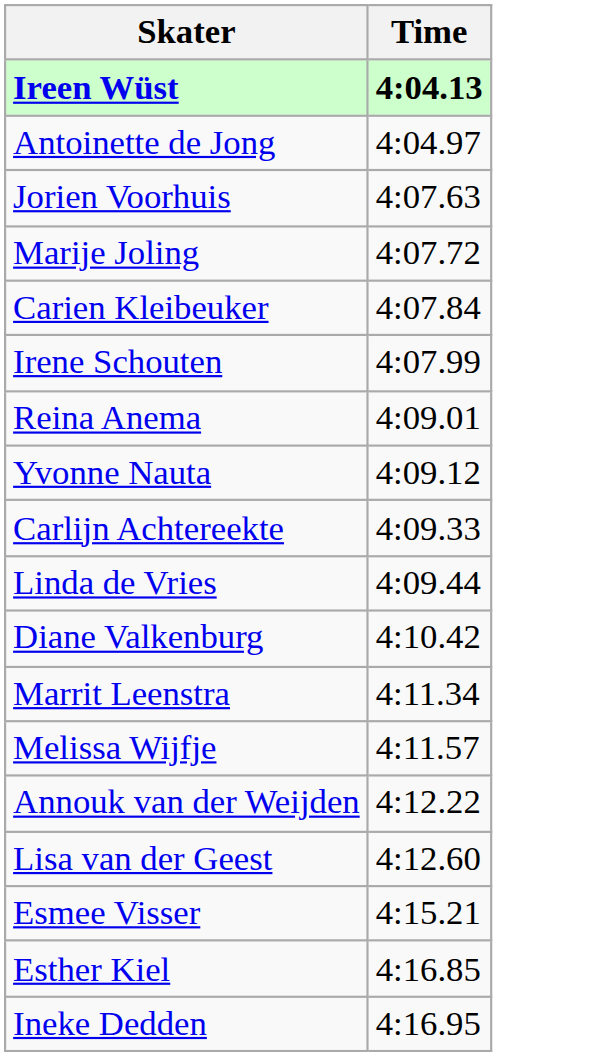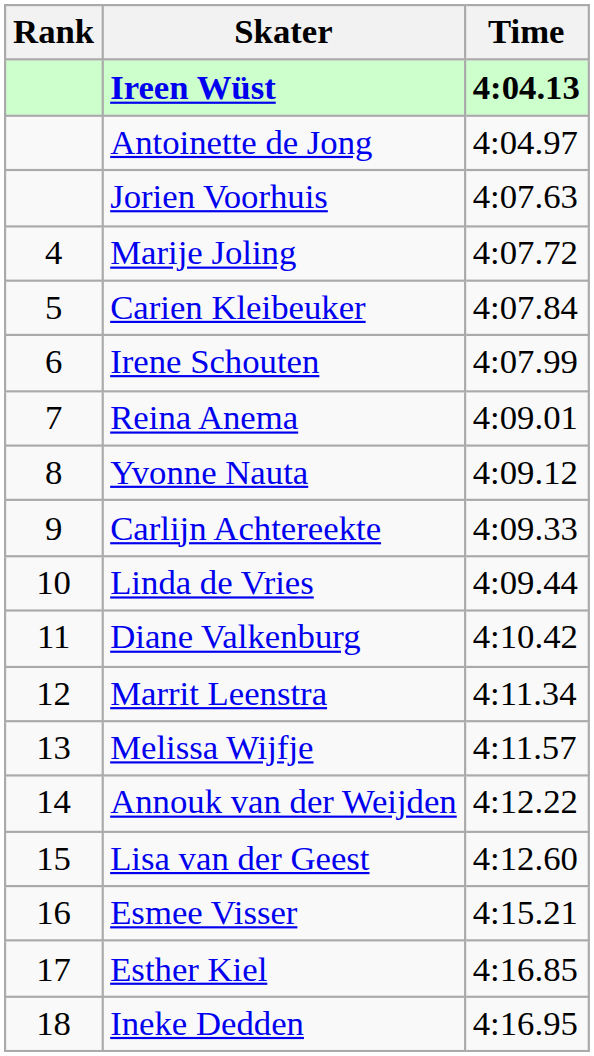+ column: (54, 32)
